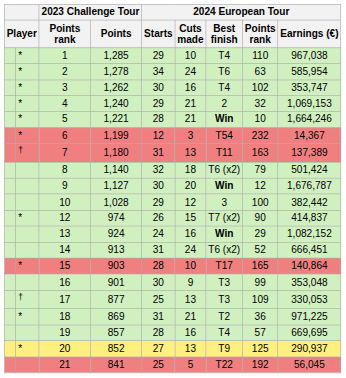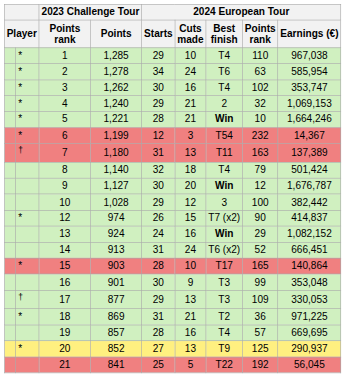(224, 170) T6 (x2) -> (224, 170) T4
(158, 299) 25 -> (158, 299) 29
